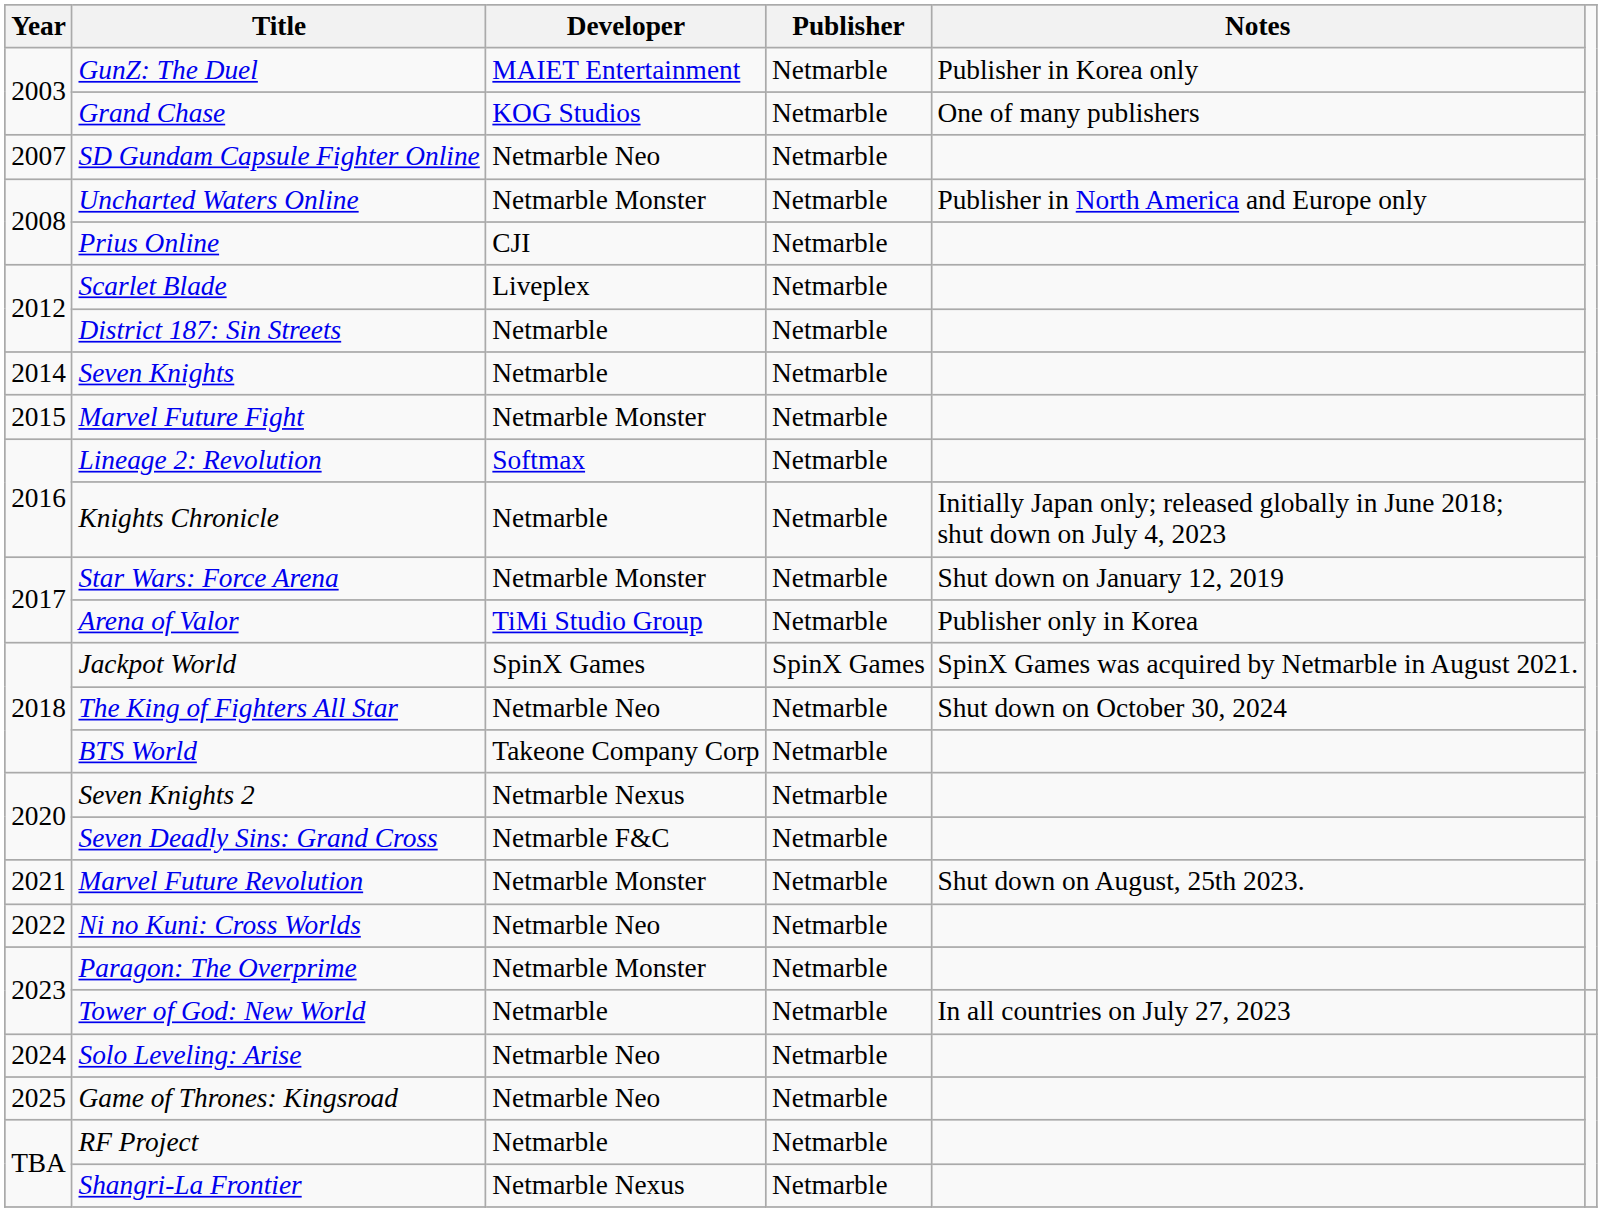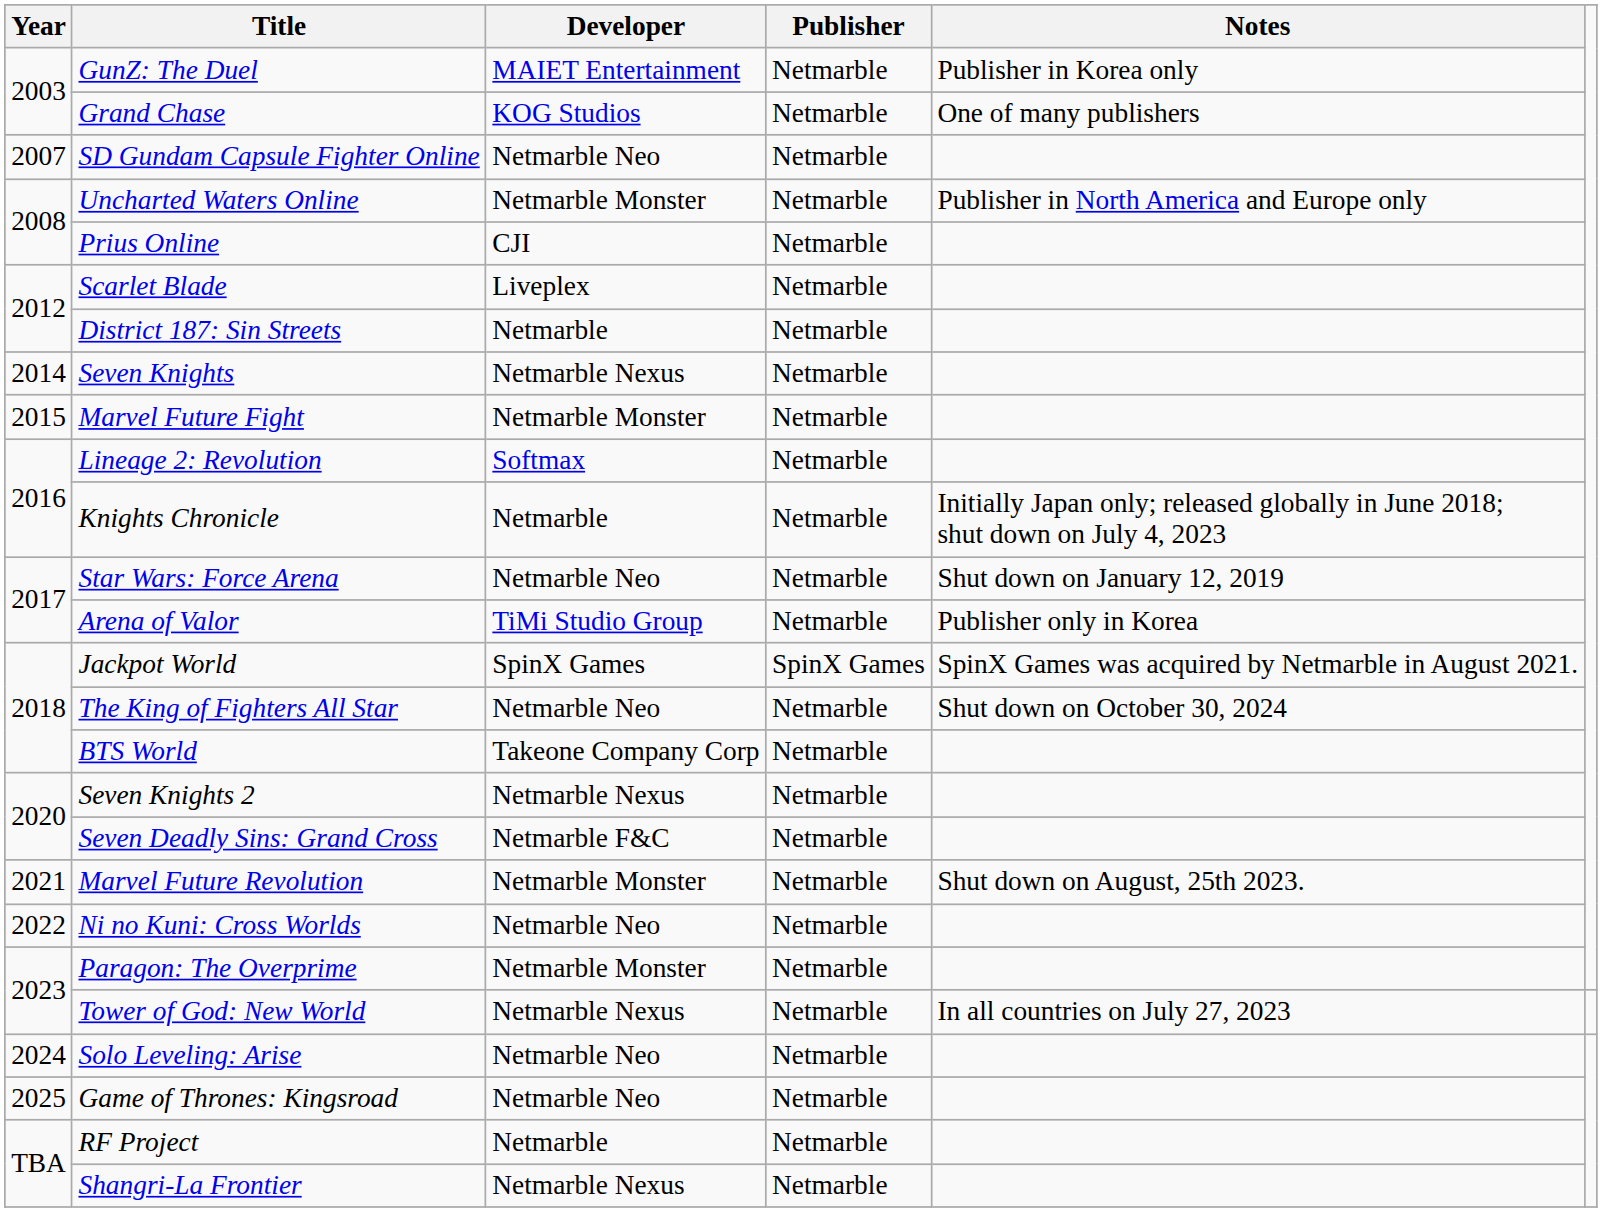(550, 373) Netmarble -> (588, 373) Netmarble Nexus
(599, 577) Netmarble Monster -> (576, 577) Netmarble Neo
(550, 1011) Netmarble -> (588, 1011) Netmarble Nexus
